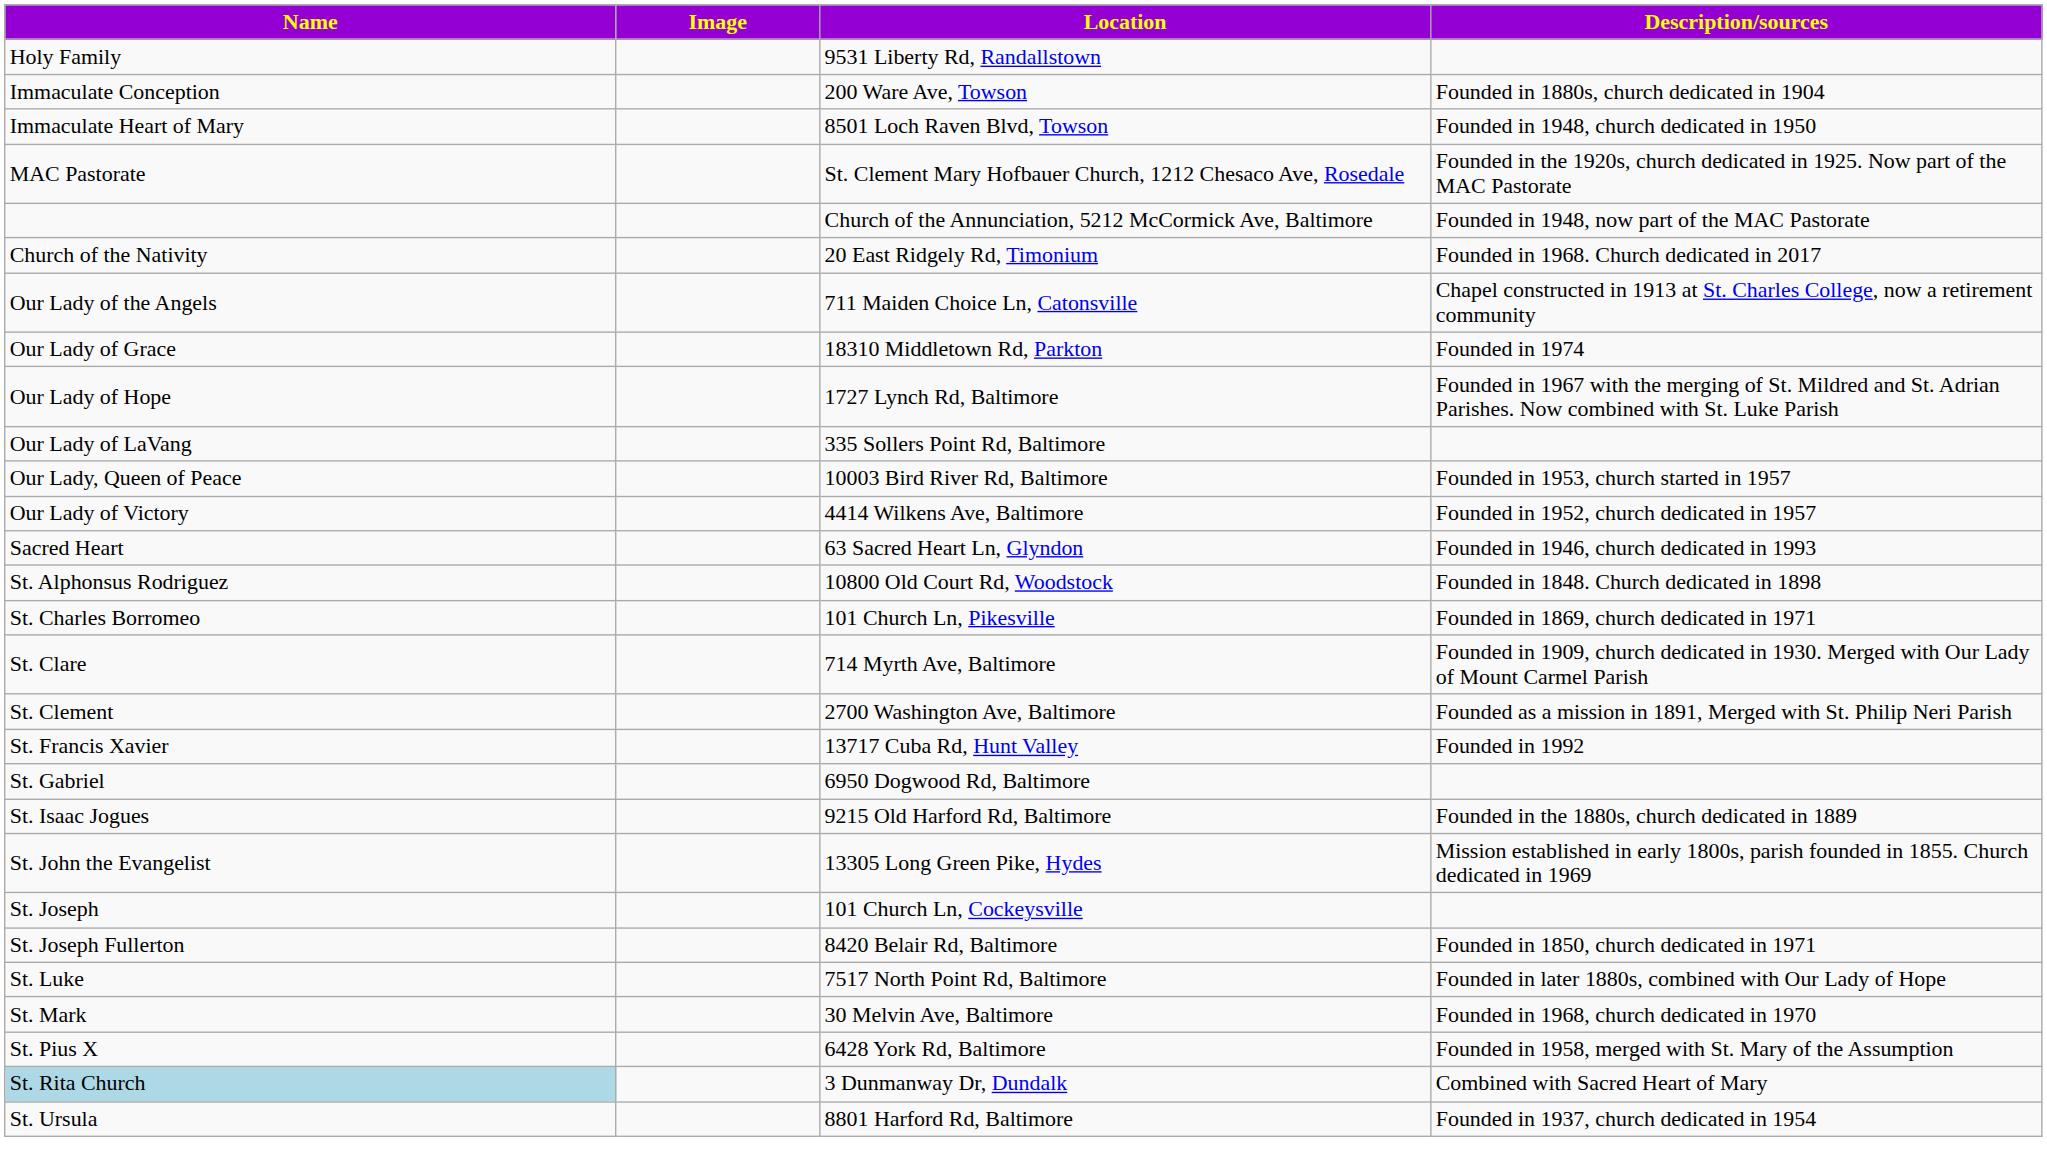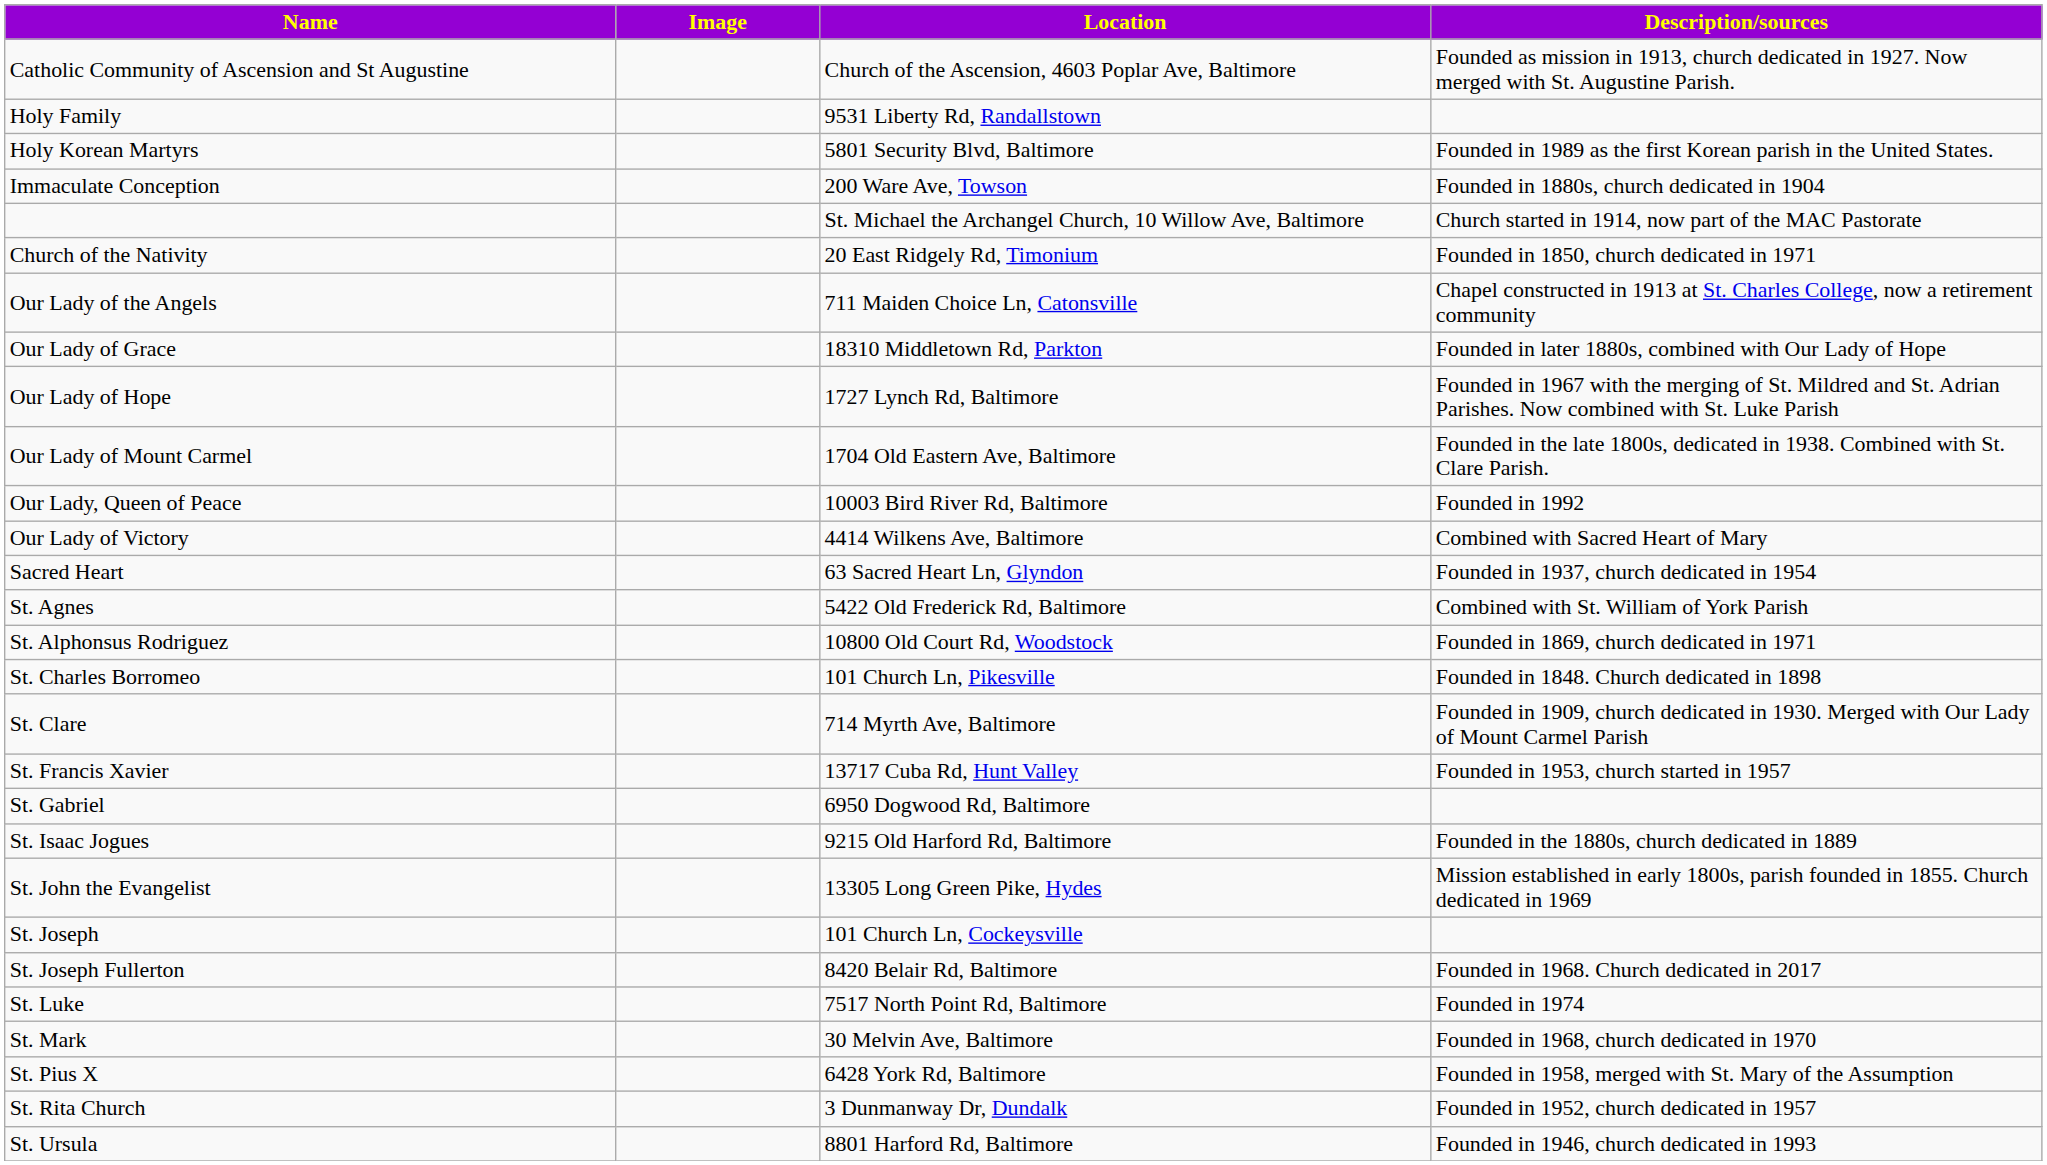+ row: (1060, 68)
+ row: (959, 150)
- row: (966, 126)
- row: (1114, 173)
- row: (1099, 220)
+ row: (1094, 220)
(1628, 255) Founded in 1968. Church dedicated in 2017 -> (1626, 255) Founded in 1850, church dedicated in 1971
(1510, 349) Founded in 1974 -> (1691, 349) Founded in later 1880s, combined with Our Lady of Hope
- row: (965, 443)
+ row: (970, 455)
(1613, 478) Founded in 1953, church started in 1957 -> (1510, 502) Founded in 1992
(1626, 513) Founded in 1952, church dedicated in 1957 -> (1602, 537) Combined with Sacred Heart of Mary
(1626, 547) Founded in 1946, church dedicated in 1993 -> (1626, 572) Founded in 1937, church dedicated in 1954
+ row: (975, 607)
(1628, 582) Founded in 1848. Church dedicated in 1898 -> (1626, 641) Founded in 1869, church dedicated in 1971
(1626, 617) Founded in 1869, church dedicated in 1971 -> (1628, 676) Founded in 1848. Church dedicated in 1898
- row: (970, 711)
(1510, 746) Founded in 1992 -> (1613, 770) Founded in 1953, church started in 1957
(1626, 944) Founded in 1850, church dedicated in 1971 -> (1628, 969) Founded in 1968. Church dedicated in 2017
(1691, 979) Founded in later 1880s, combined with Our Lady of Hope -> (1510, 1004) Founded in 1974
(78, 1083) lightblue background -> (78, 1108) no background
(1602, 1083) Combined with Sacred Heart of Mary -> (1626, 1108) Founded in 1952, church dedicated in 1957
(1626, 1118) Founded in 1937, church dedicated in 1954 -> (1626, 1143) Founded in 1946, church dedicated in 1993
